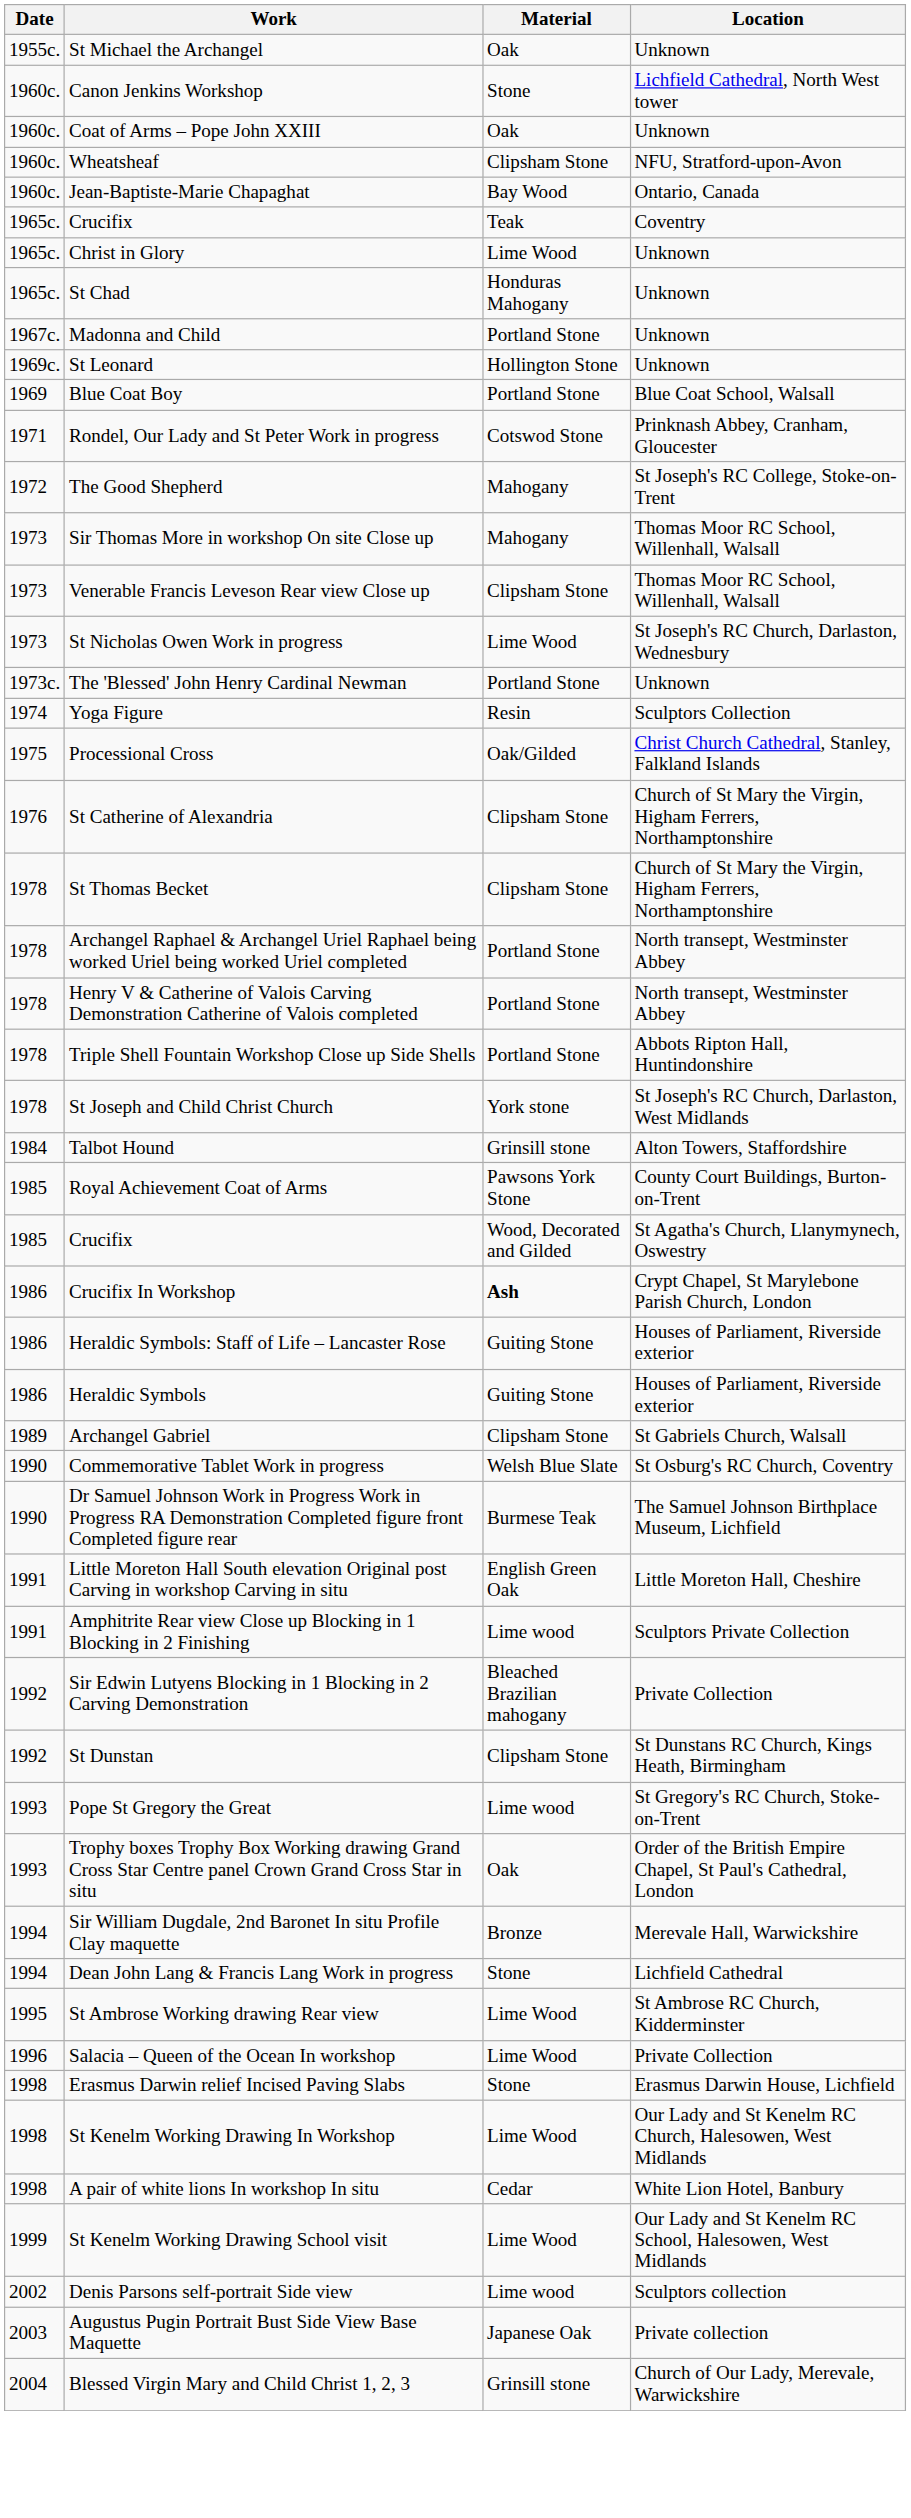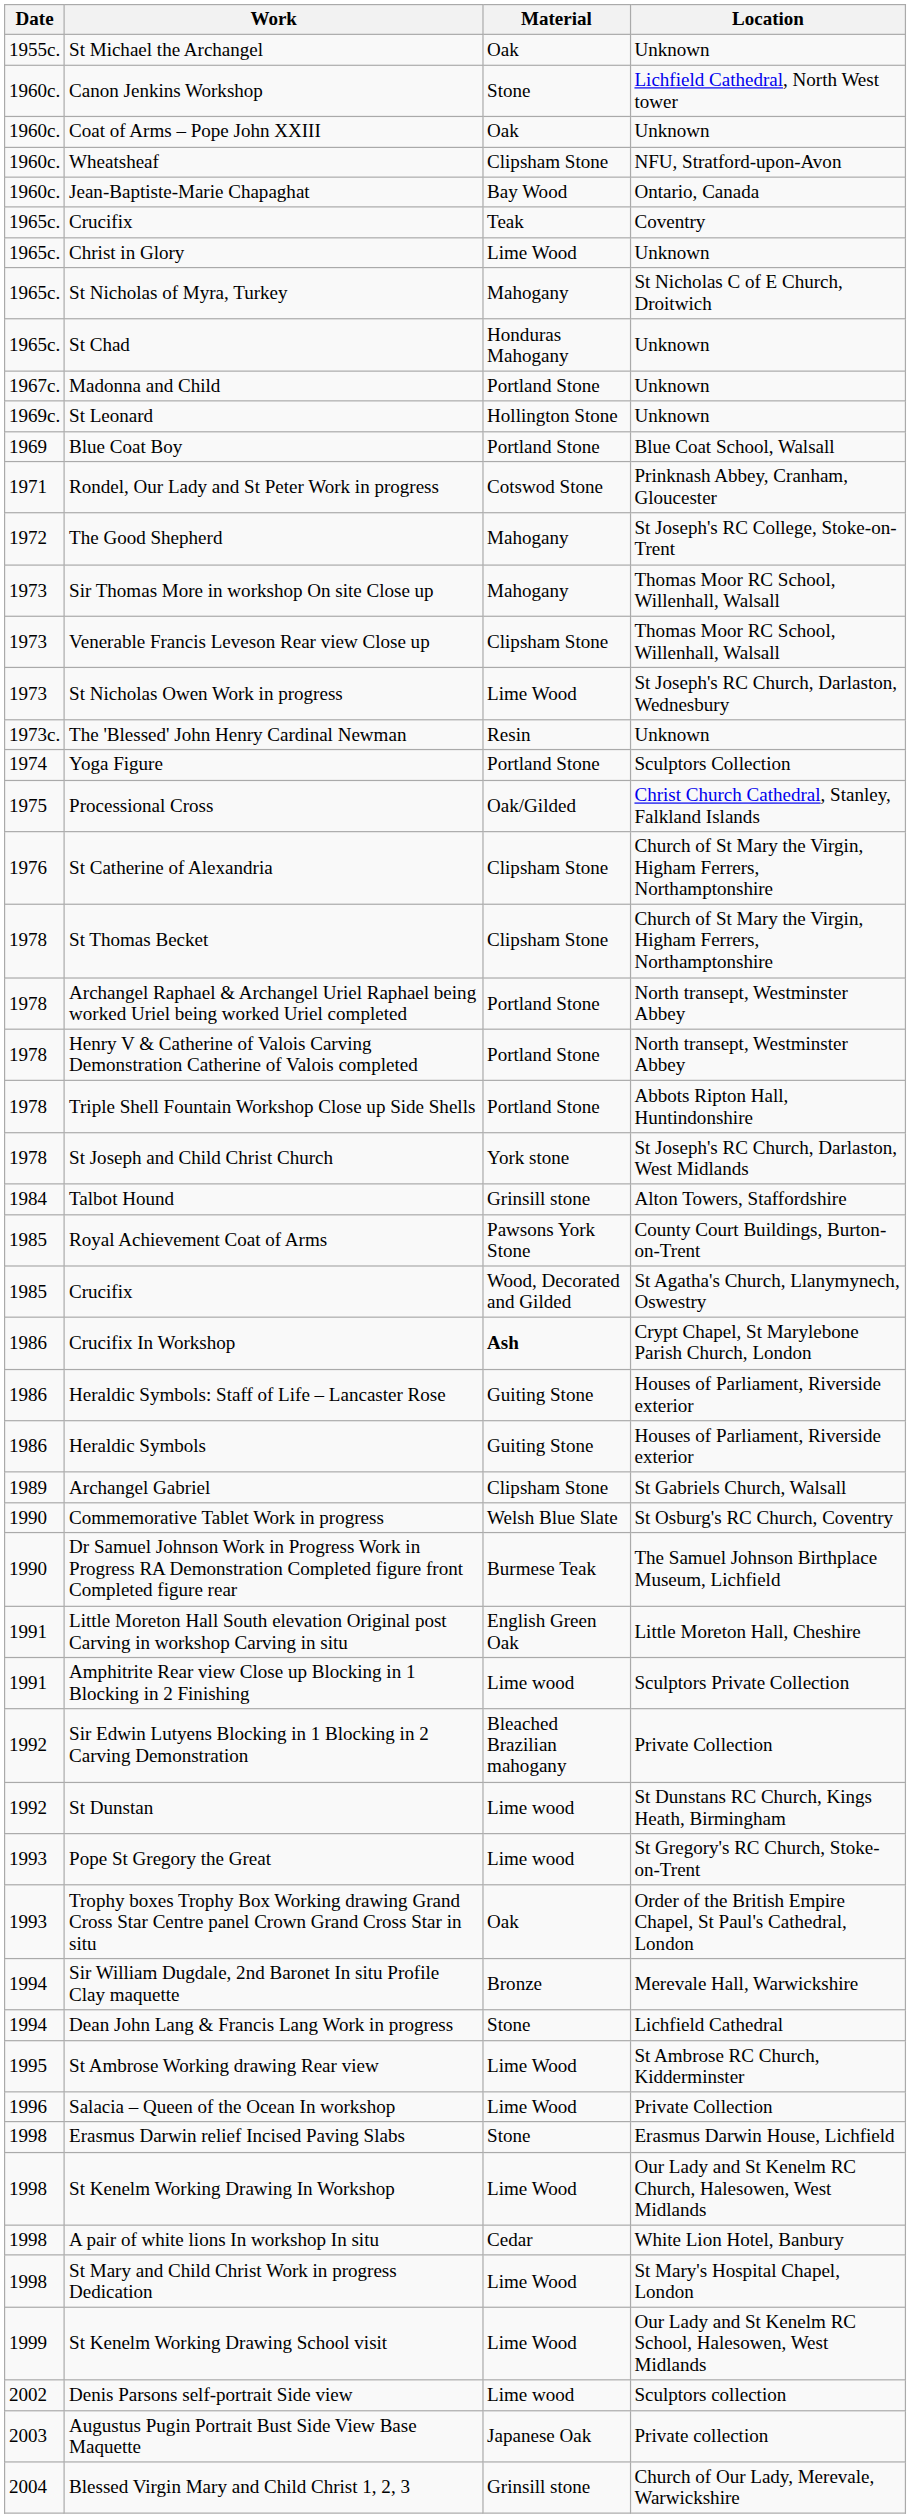+ row: (178, 293)
(543, 682) Portland Stone -> (509, 734) Resin
(509, 713) Resin -> (543, 764) Portland Stone
(548, 1756) Clipsham Stone -> (531, 1807) Lime wood
+ row: (233, 2281)
